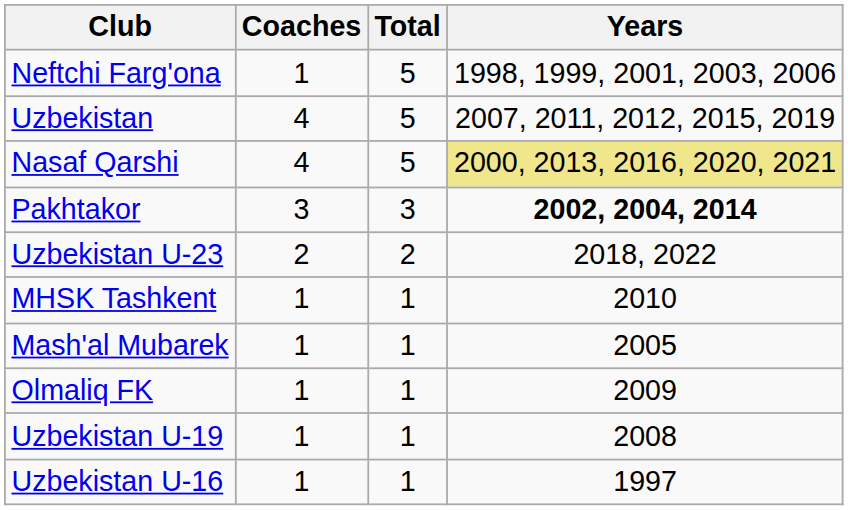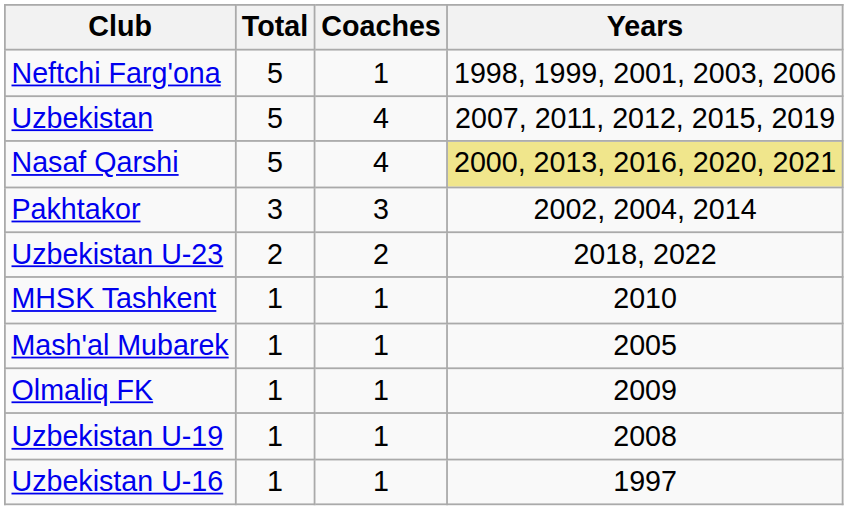columns swapped: (302, 27) <-> (408, 27)
(645, 208) bold -> (645, 208) normal
